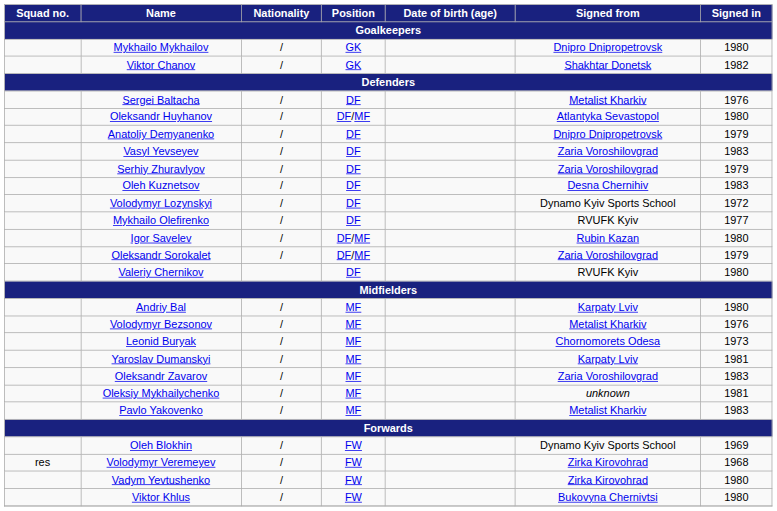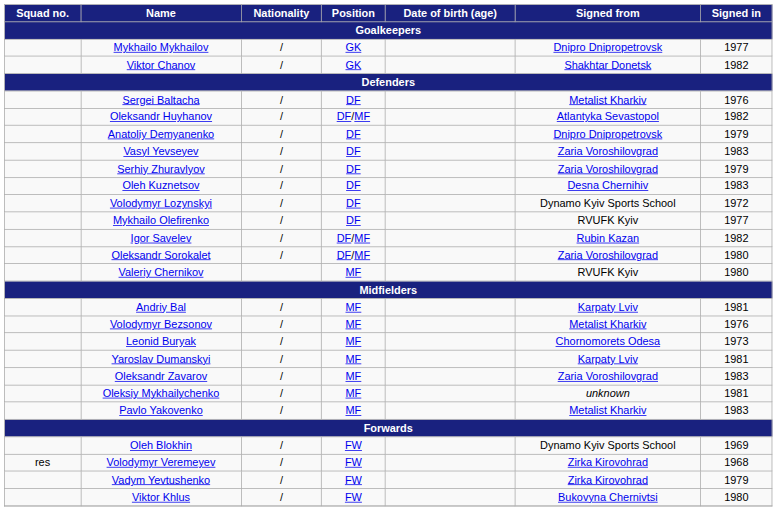(736, 48) 1980 -> (736, 48) 1977
(736, 117) 1980 -> (736, 117) 1982
(736, 238) 1980 -> (736, 238) 1982
(736, 255) 1979 -> (736, 255) 1980
(353, 273) DF -> (353, 273) MF
(736, 307) 1980 -> (736, 307) 1981
(736, 480) 1980 -> (736, 480) 1979
